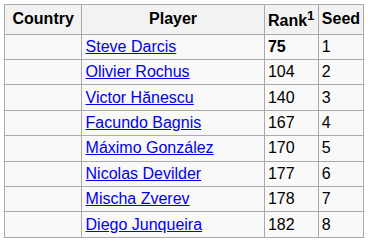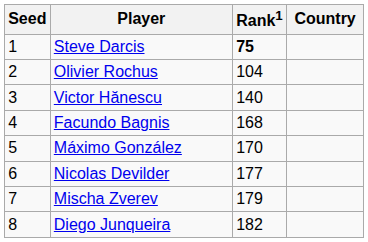columns swapped: (43, 19) <-> (341, 19)
(281, 123) 167 -> (250, 123) 168
(281, 199) 178 -> (250, 199) 179
